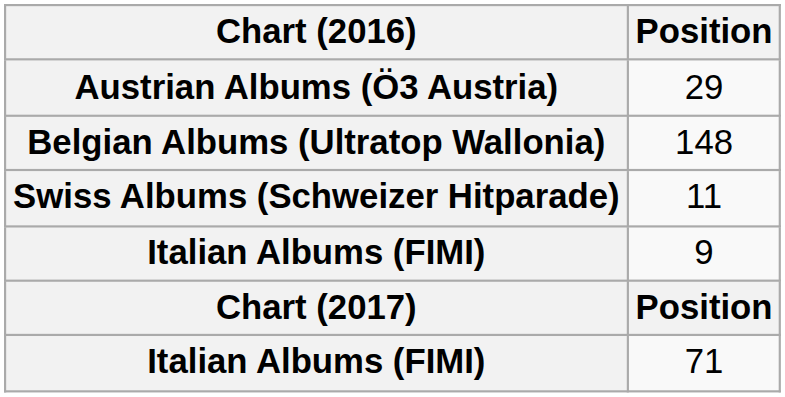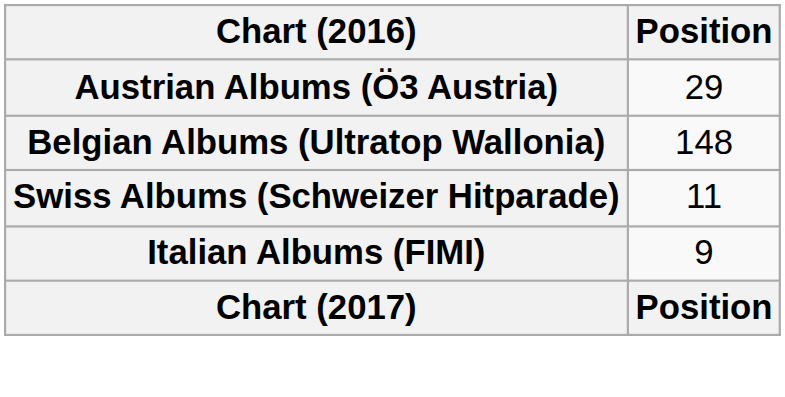- row: (704, 362)
